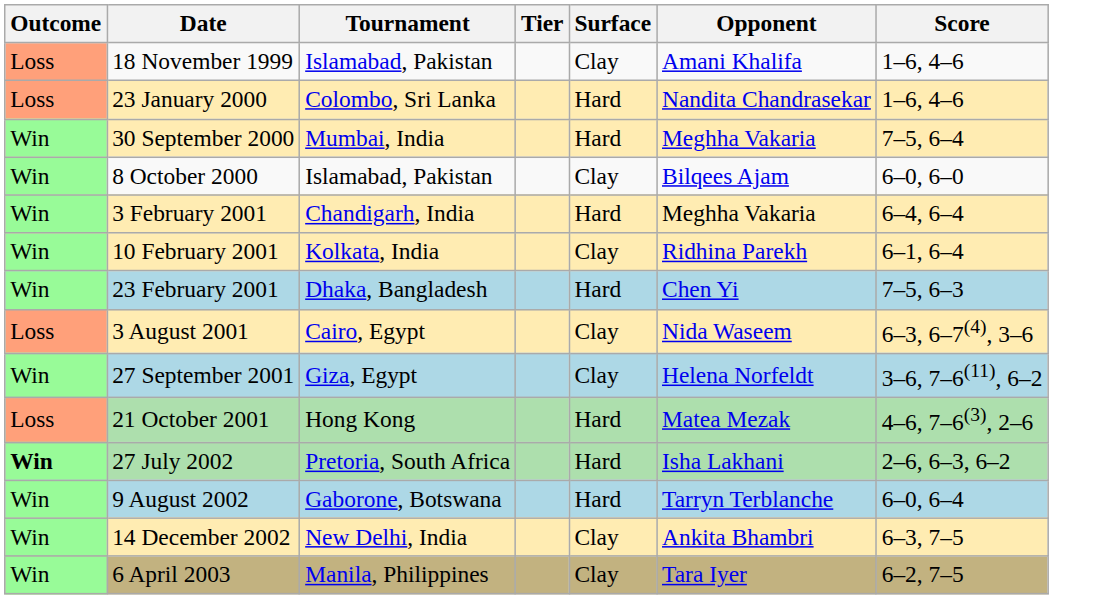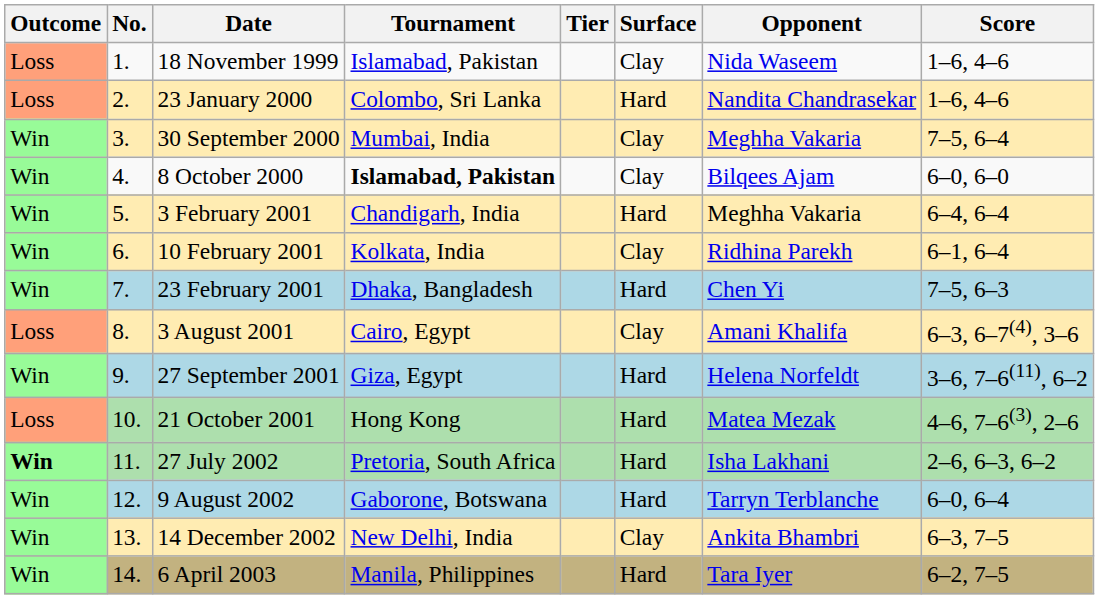+ column: (129, 23)
(732, 61) Amani Khalifa -> (772, 61) Nida Waseem
(598, 137) Hard -> (642, 137) Clay
(399, 175) normal -> (453, 175) bold
(727, 330) Nida Waseem -> (777, 330) Amani Khalifa
(597, 374) Clay -> (643, 374) Hard
(597, 574) Clay -> (643, 574) Hard
